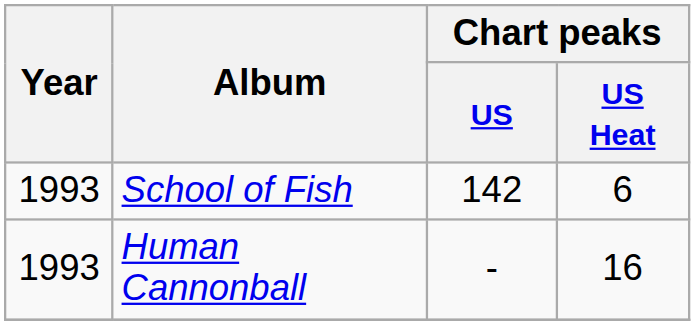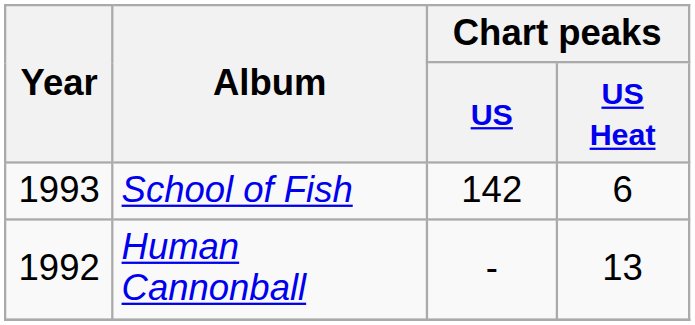(59, 268) 1993 -> (59, 268) 1992
(623, 268) 16 -> (623, 268) 13
